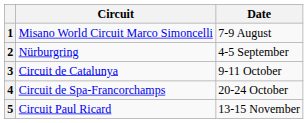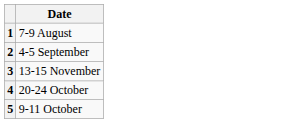- column: (116, 14)
(250, 71) 9-11 October -> (59, 71) 13-15 November
(259, 109) 13-15 November -> (50, 109) 9-11 October
